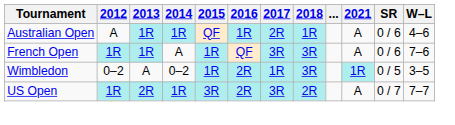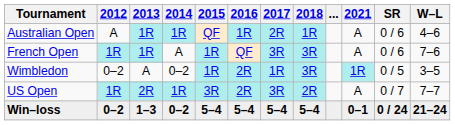+ row: (34, 110)
